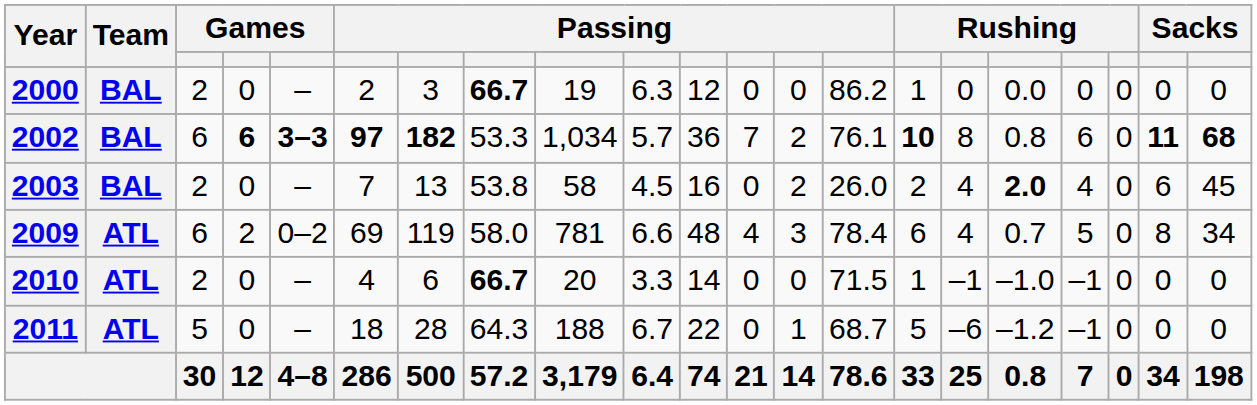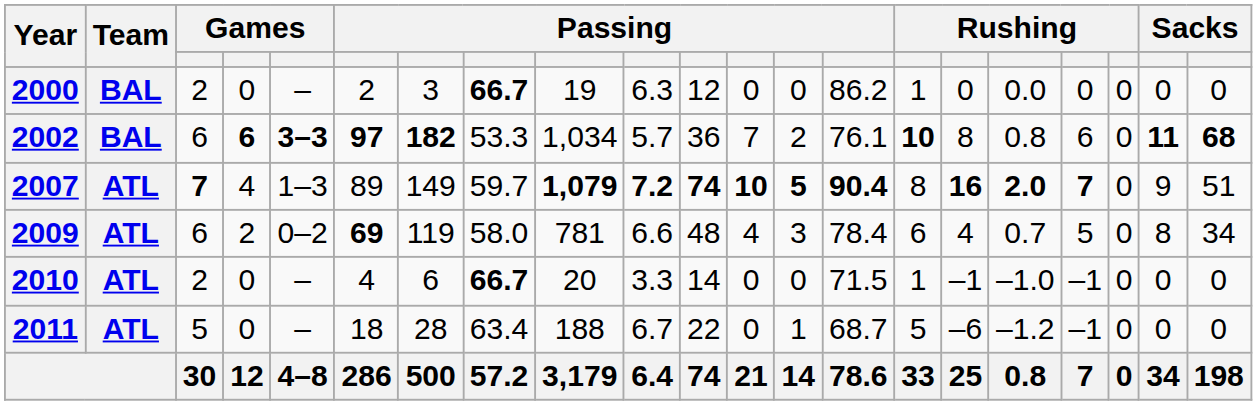- row: (45, 185)
+ row: (45, 185)
(367, 233) normal -> (367, 233) bold
(499, 328) 64.3 -> (499, 328) 63.4
